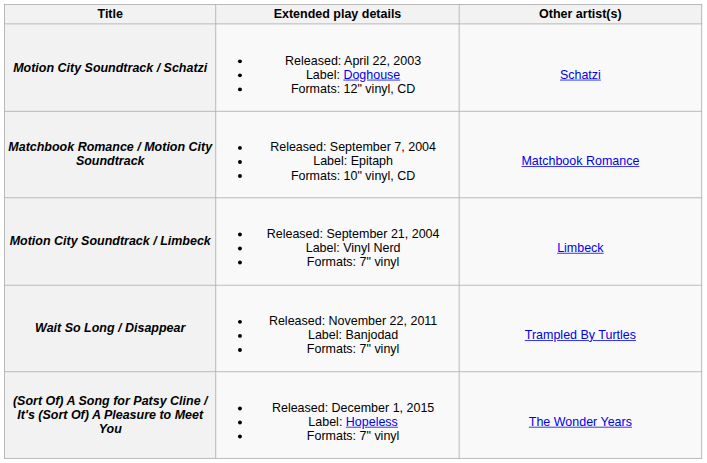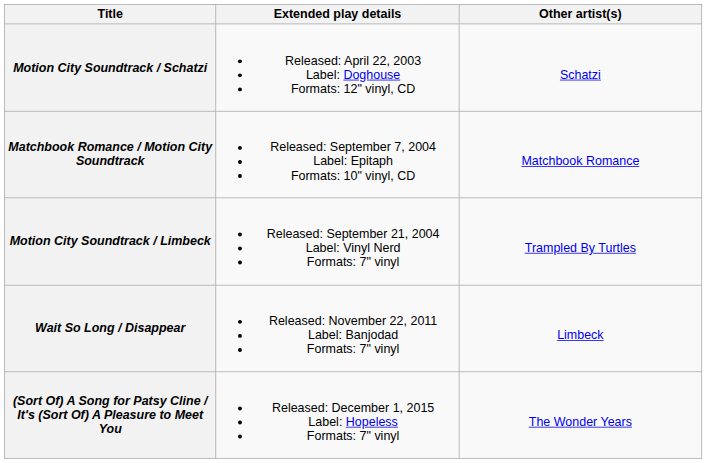(580, 248) Limbeck -> (580, 248) Trampled By Turtles
(580, 335) Trampled By Turtles -> (580, 335) Limbeck
